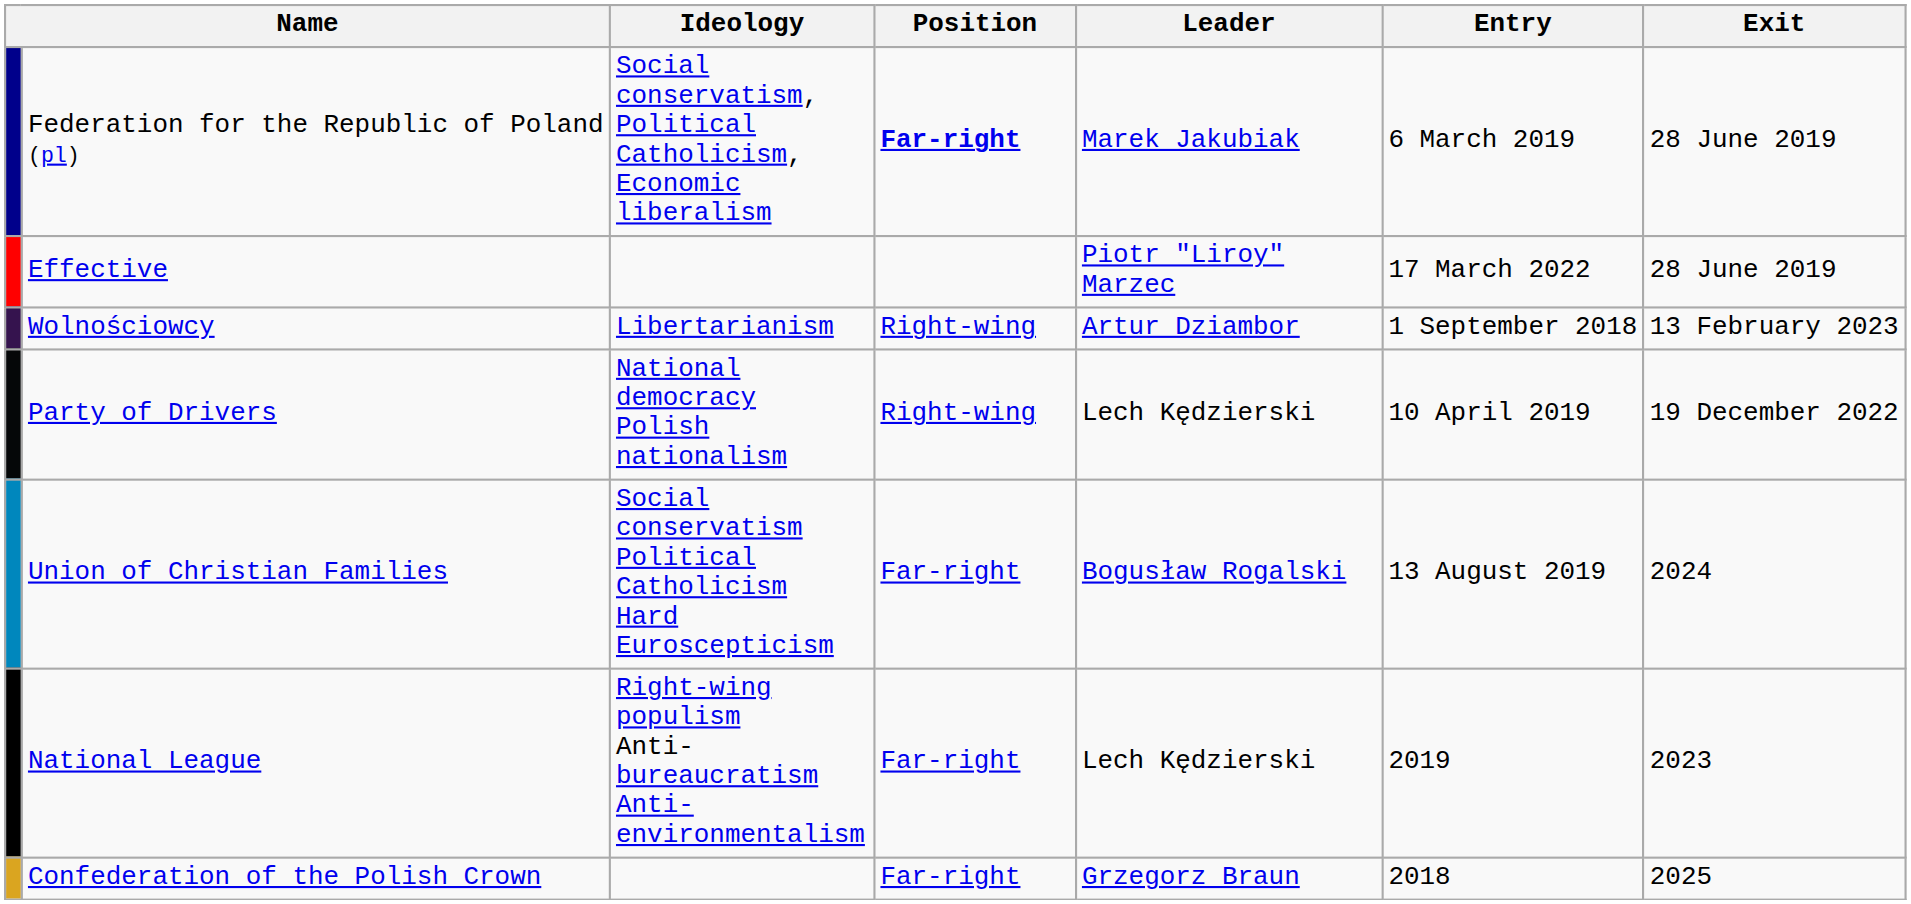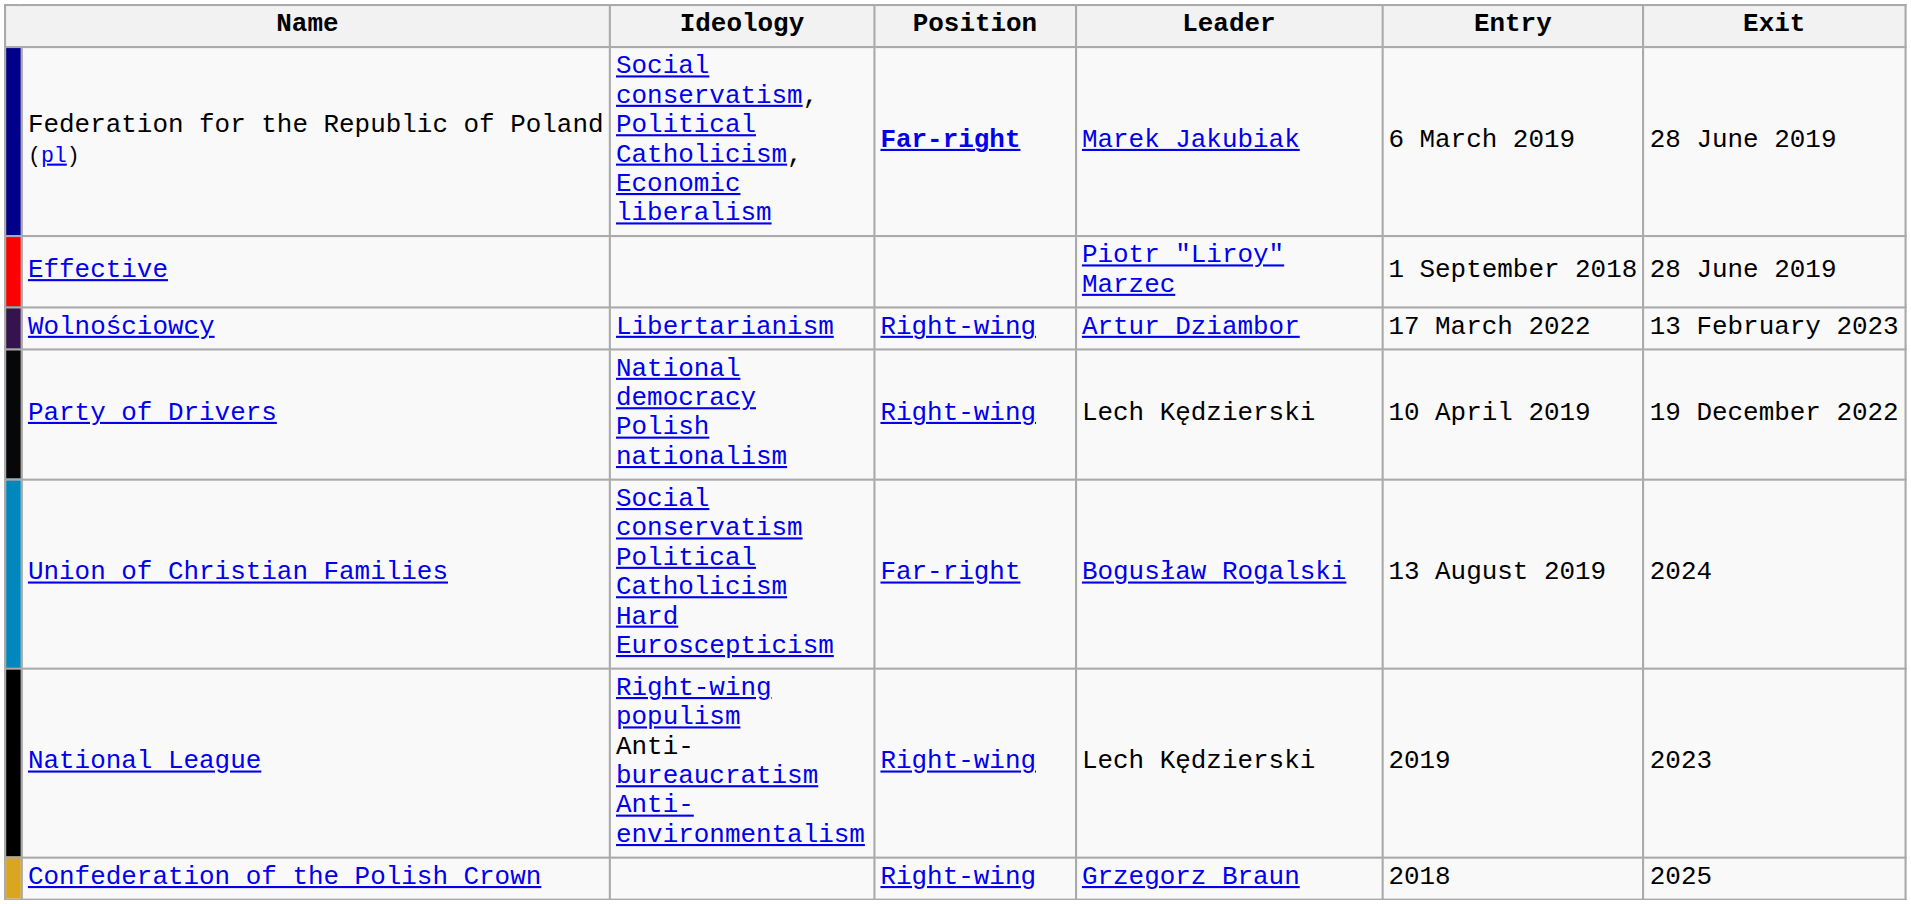(1490, 272) 17 March 2022 -> (1513, 272) 1 September 2018
(1513, 328) 1 September 2018 -> (1490, 328) 17 March 2022
(950, 763) Far-right -> (958, 763) Right-wing
(950, 878) Far-right -> (958, 878) Right-wing
